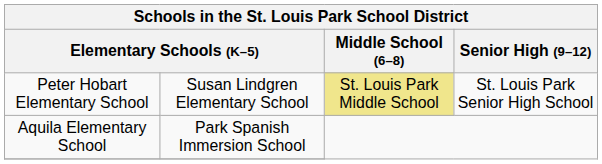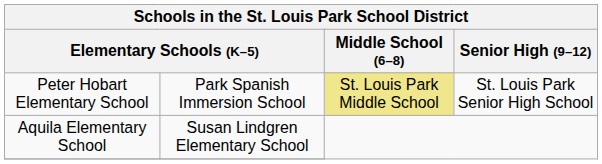(242, 94) Susan Lindgren Elementary School -> (242, 94) Park Spanish Immersion School
(242, 136) Park Spanish Immersion School -> (242, 136) Susan Lindgren Elementary School
